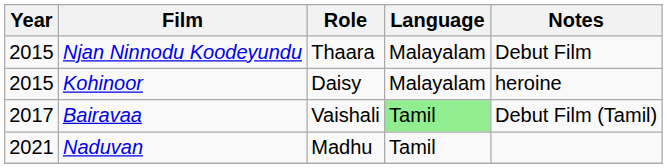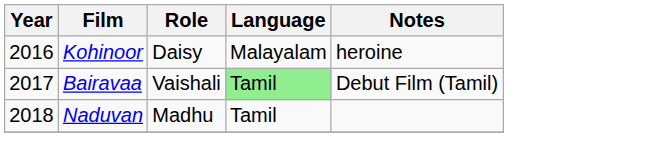- row: (182, 52)
(31, 83) 2015 -> (31, 52) 2016
(31, 147) 2021 -> (31, 115) 2018
